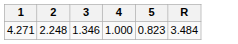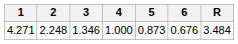+ column: (184, 13)
(152, 30) 0.823 -> (152, 30) 0.873
